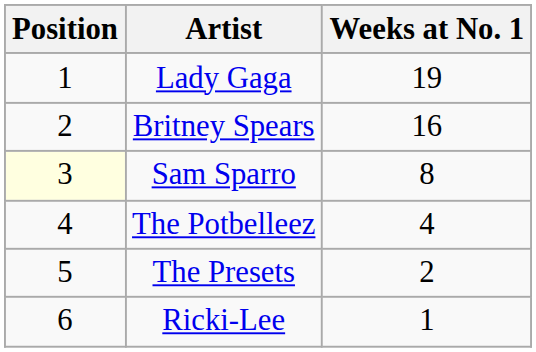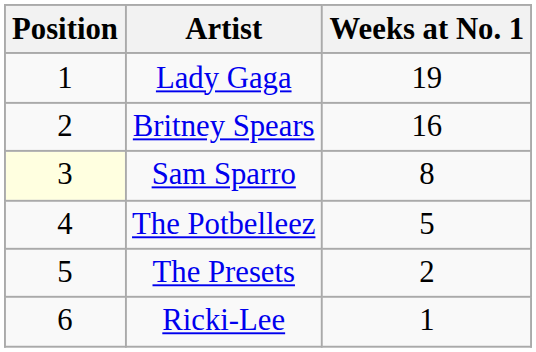(427, 223) 4 -> (427, 223) 5
